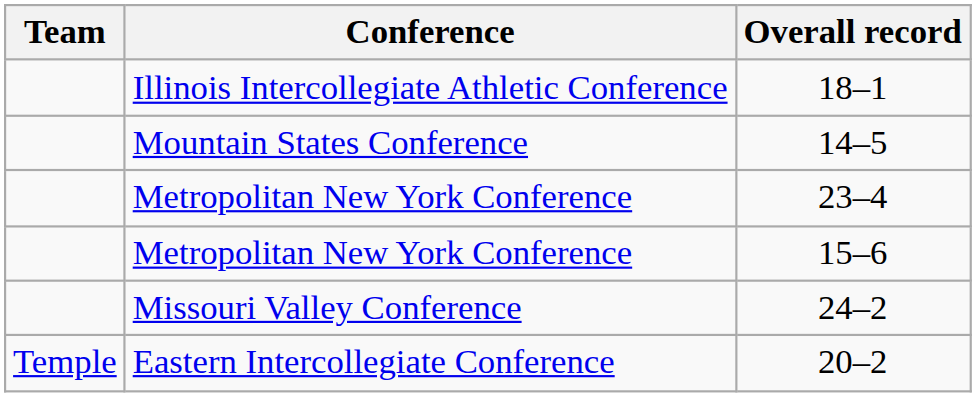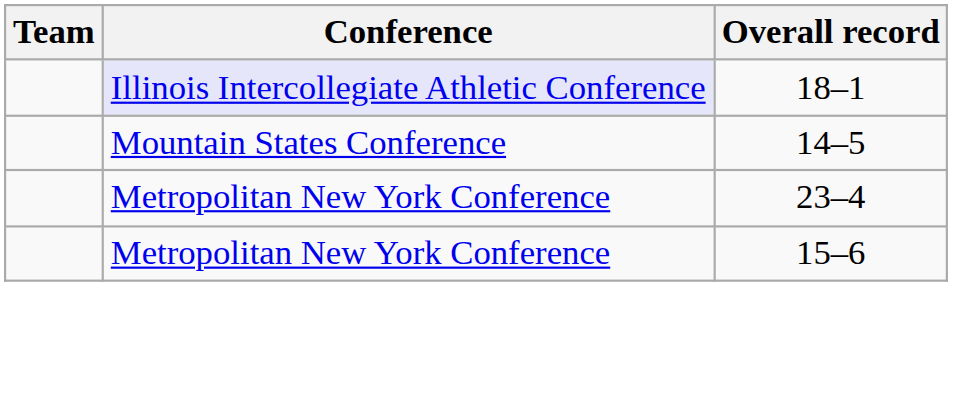(430, 87) no background -> (408, 87) lavender background
- row: (853, 307)
- row: (853, 362)
